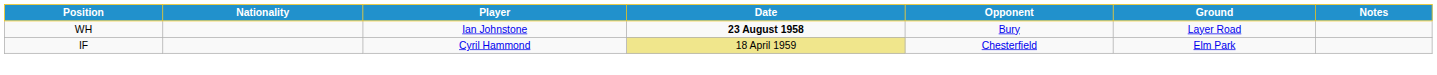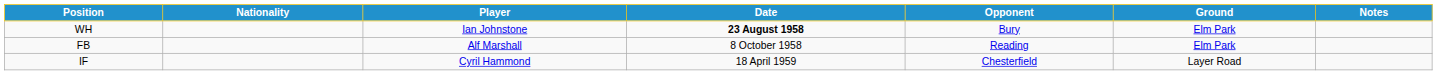(1215, 29) Layer Road -> (1215, 29) Elm Park
+ row: (83, 46)
(766, 46) khaki background -> (766, 62) no background
(1215, 46) Elm Park -> (1215, 62) Layer Road
